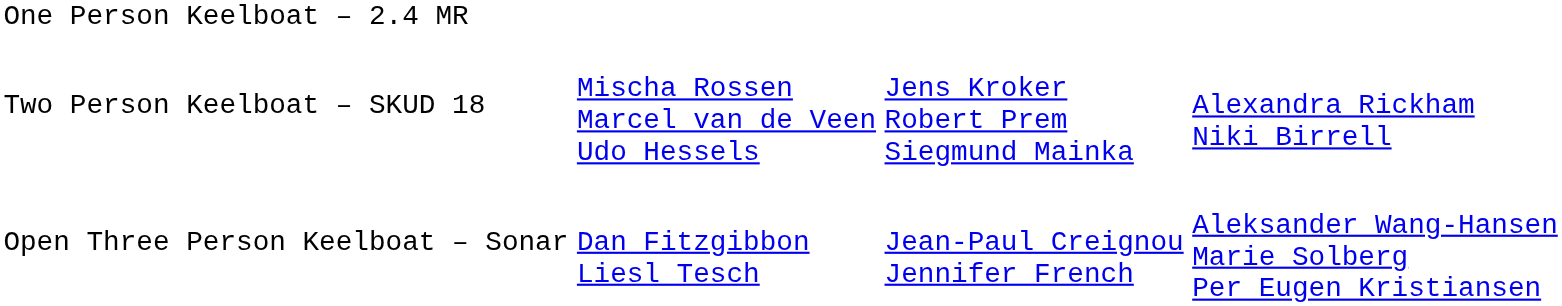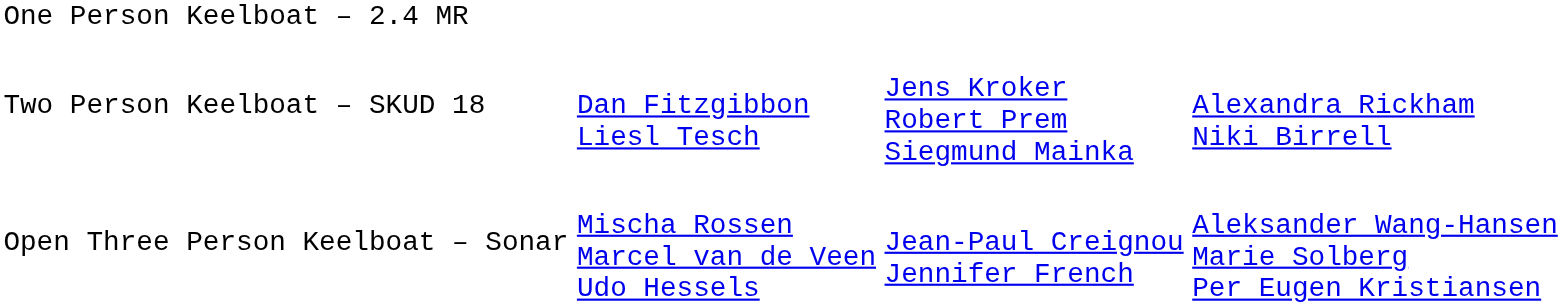(726, 121) Mischa Rossen Marcel van de Veen Udo Hessels -> (693, 121) Dan Fitzgibbon Liesl Tesch
(693, 257) Dan Fitzgibbon Liesl Tesch -> (726, 257) Mischa Rossen Marcel van de Veen Udo Hessels
